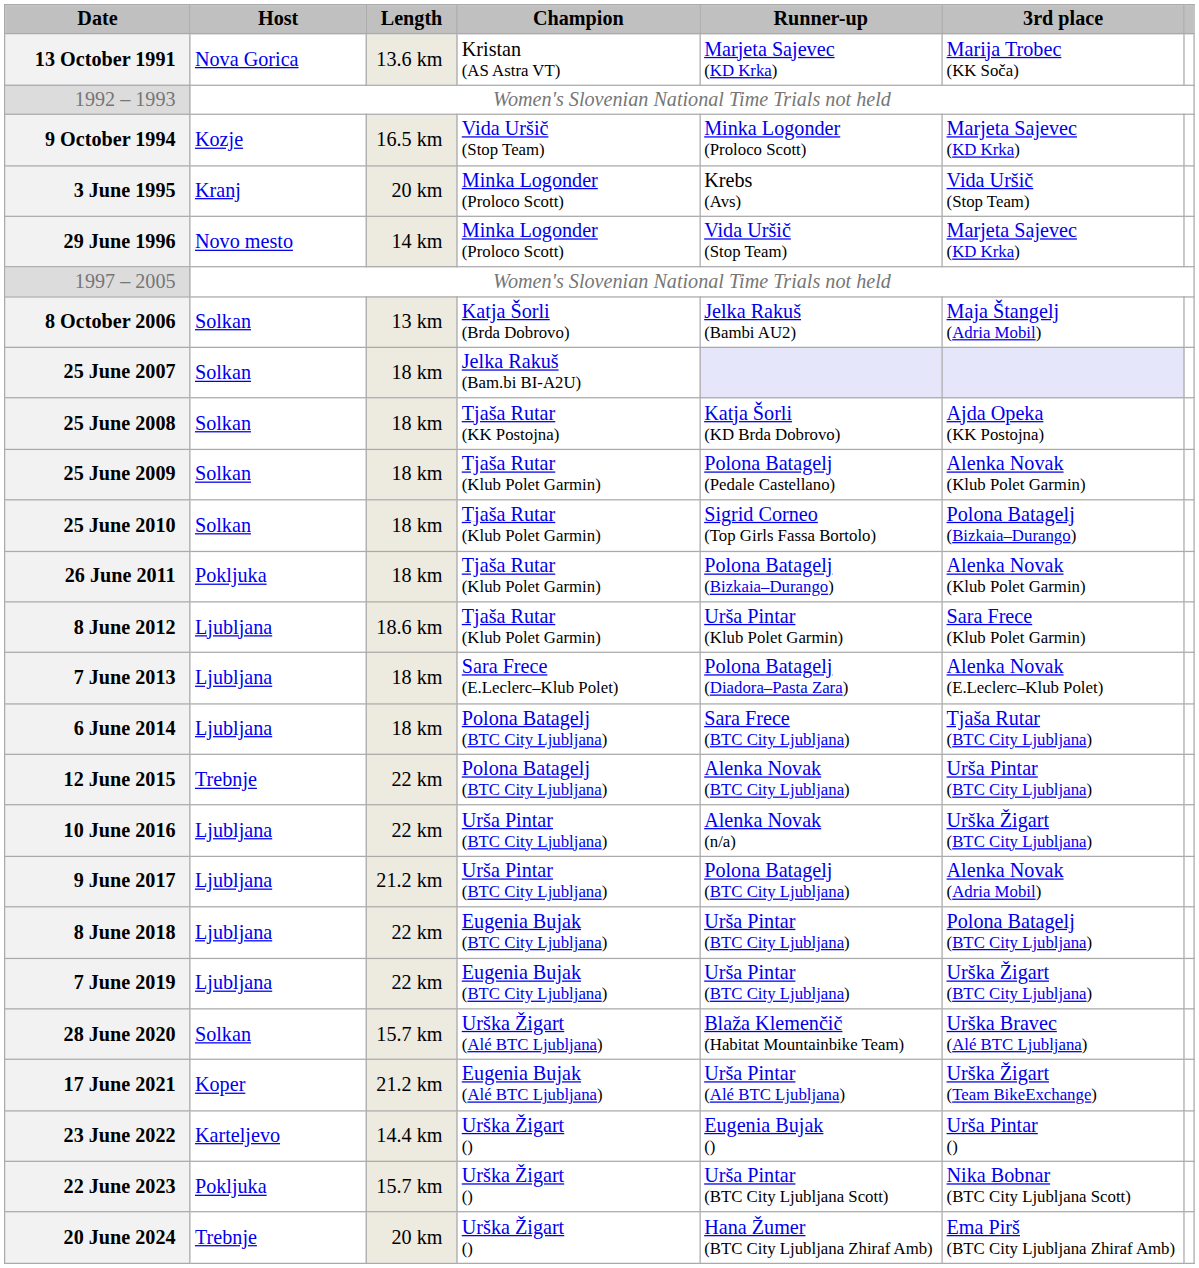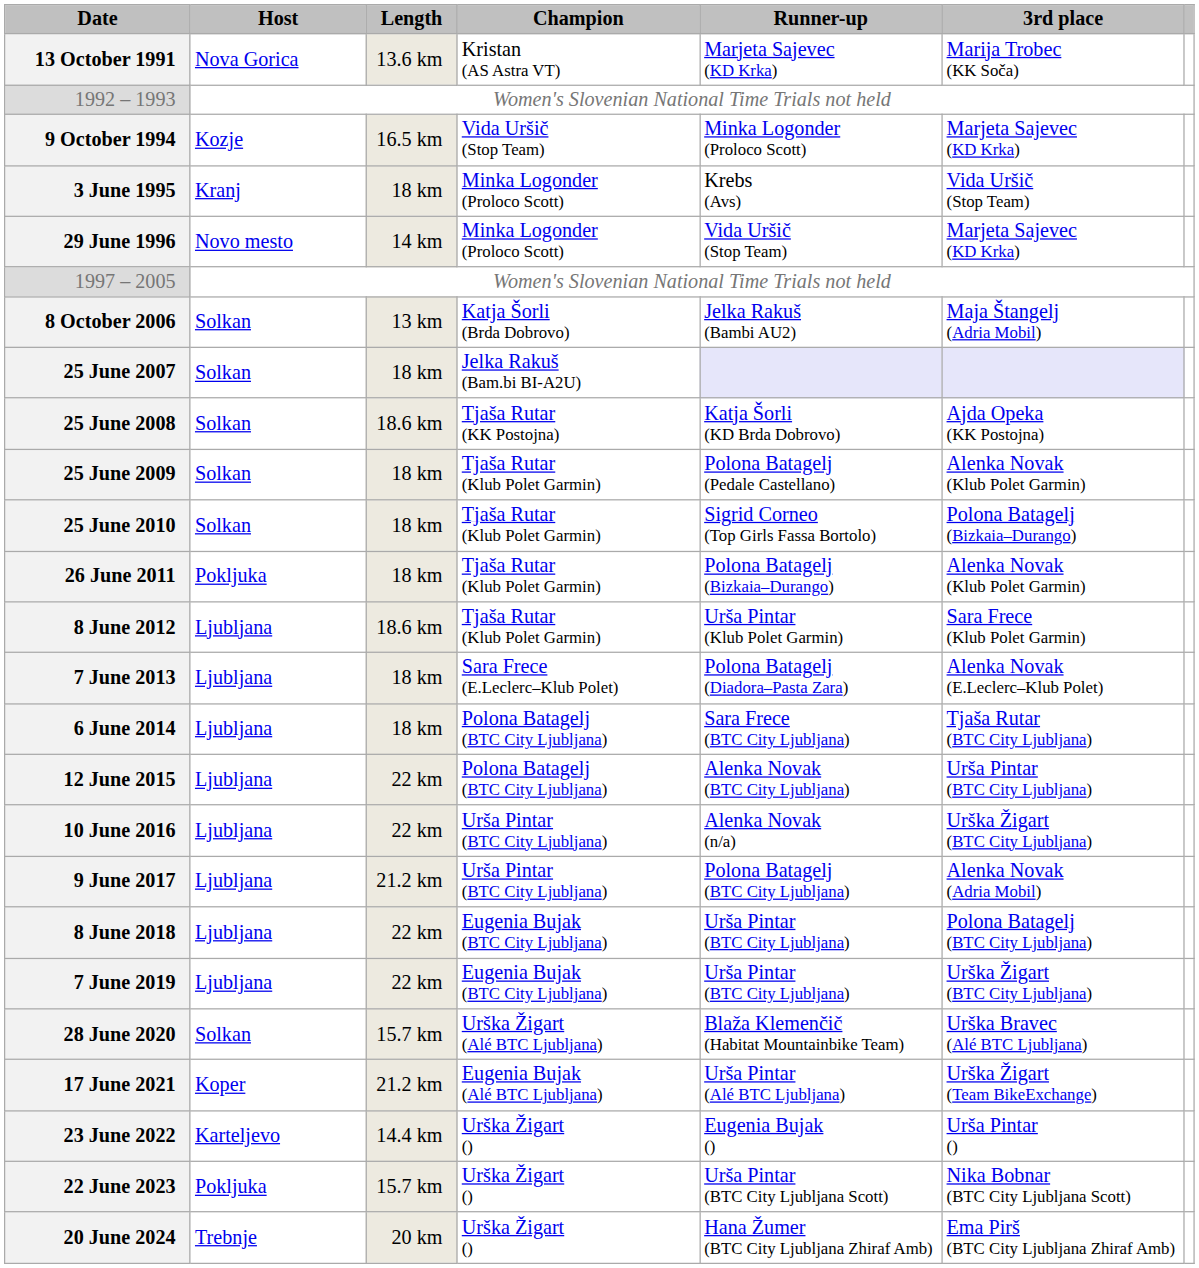(422, 190) 20 km -> (422, 190) 18 km
(422, 423) 18 km -> (414, 423) 18.6 km
(226, 779) Trebnje -> (234, 779) Ljubljana
